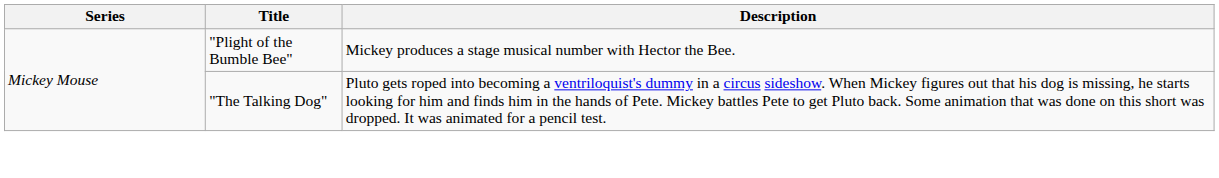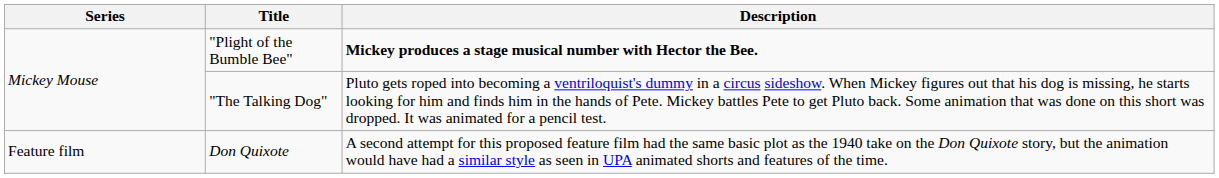(541, 50) normal -> (552, 50) bold
+ row: (249, 151)
